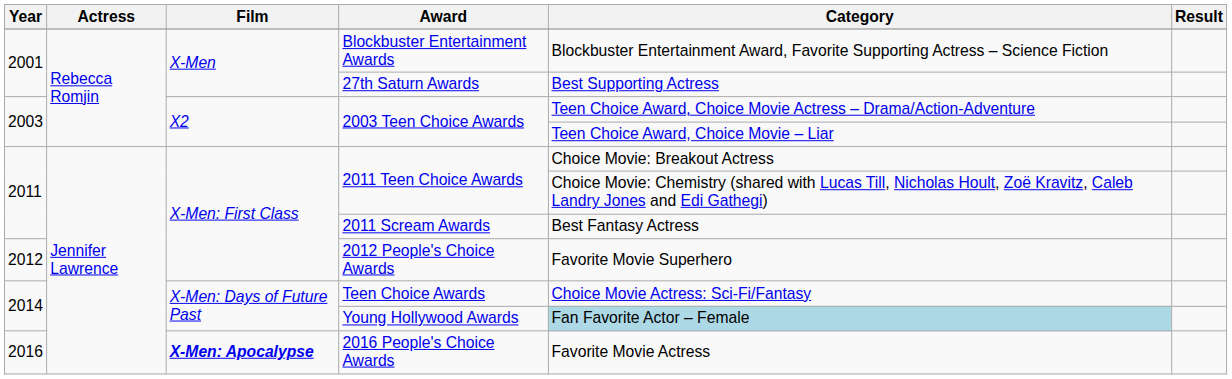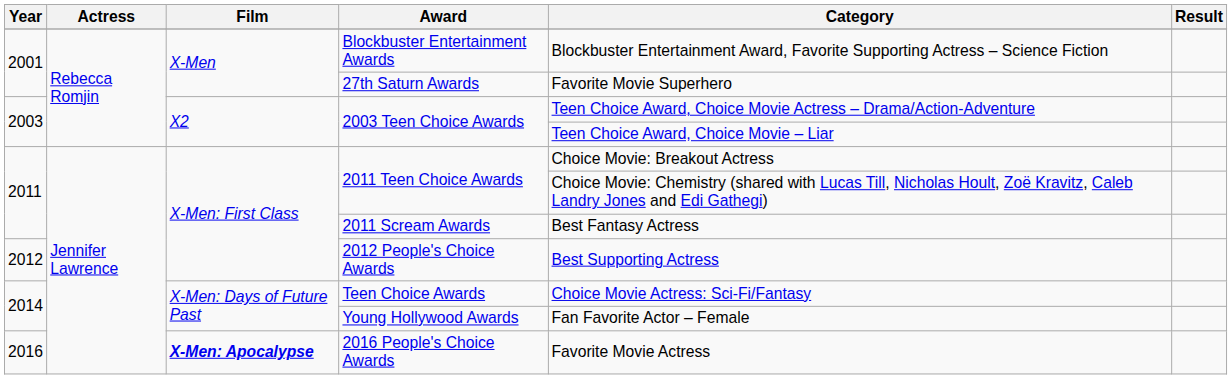(635, 84) Best Supporting Actress -> (642, 84) Favorite Movie Superhero
(642, 259) Favorite Movie Superhero -> (635, 259) Best Supporting Actress
(650, 318) lightblue background -> (650, 318) no background
